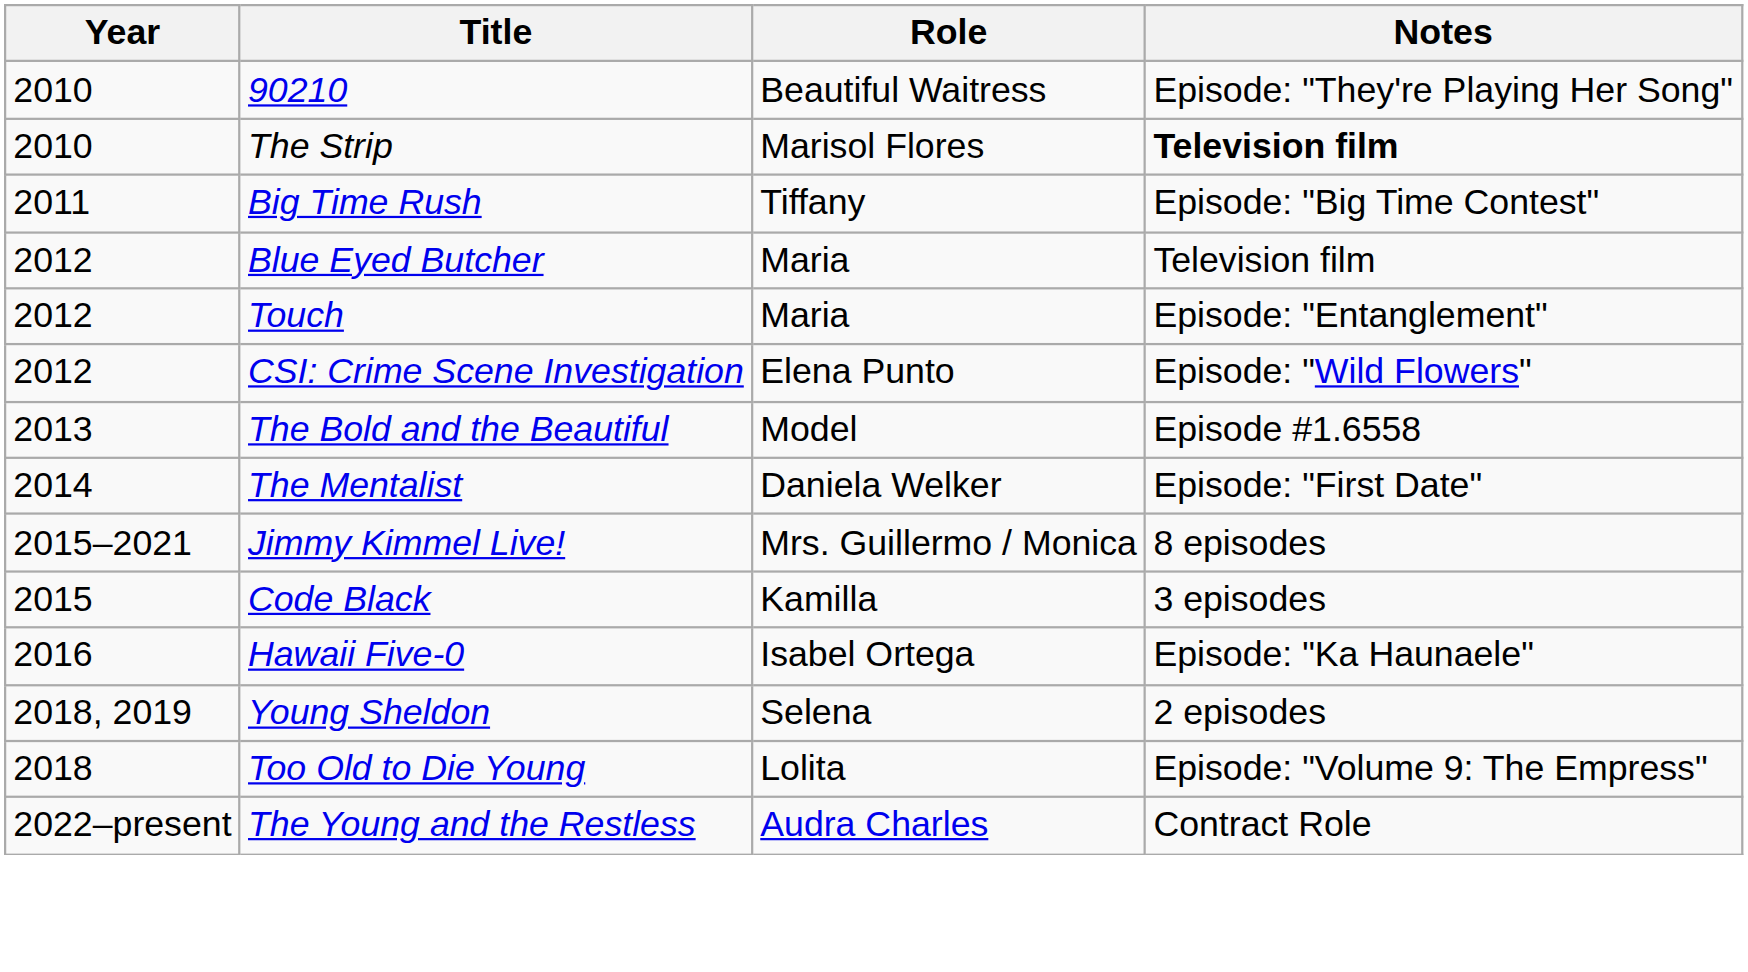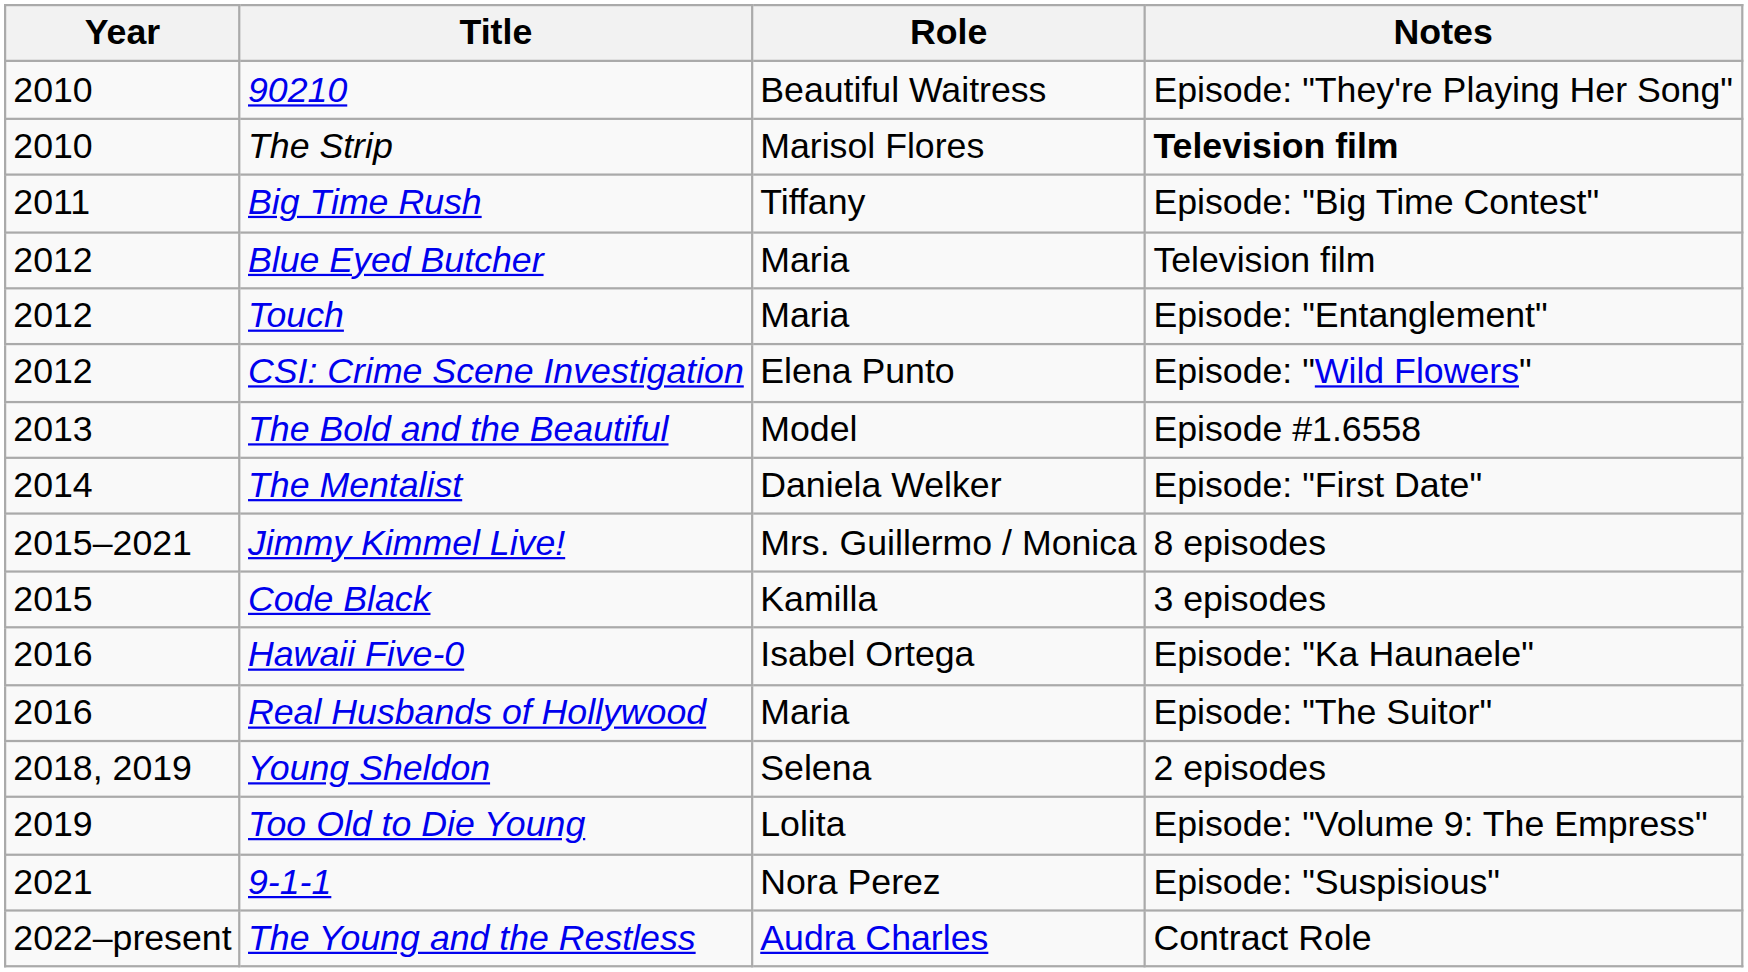+ row: (477, 711)
(53, 768) 2018 -> (53, 825) 2019
+ row: (290, 881)
